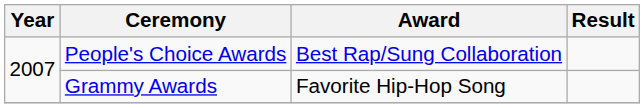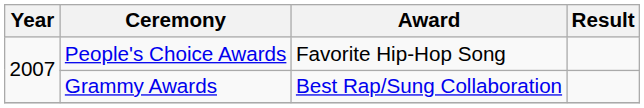(429, 53) Best Rap/Sung Collaboration -> (401, 53) Favorite Hip-Hop Song
(401, 86) Favorite Hip-Hop Song -> (429, 86) Best Rap/Sung Collaboration
